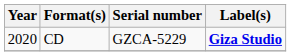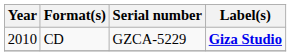(22, 39) 2020 -> (22, 39) 2010
